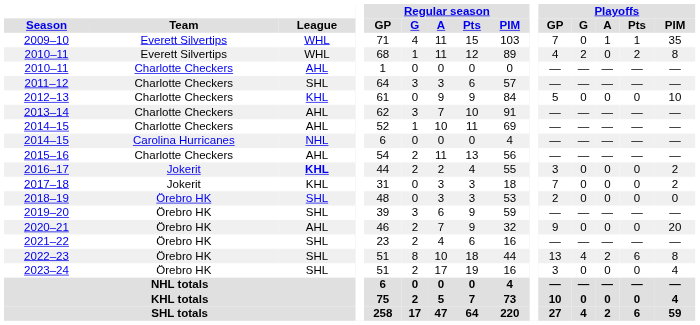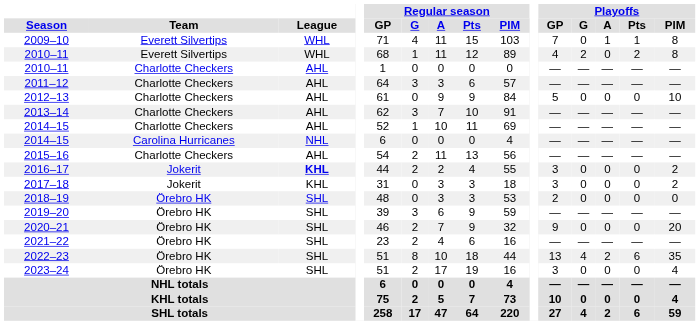(675, 40) 35 -> (675, 40) 8
(317, 83) SHL -> (317, 83) AHL
(317, 97) KHL -> (317, 97) AHL
(555, 184) 7 -> (555, 184) 3
(317, 227) AHL -> (317, 227) SHL
(675, 256) 8 -> (675, 256) 35
